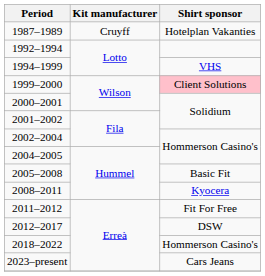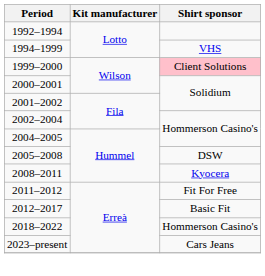- row: (37, 31)
(210, 173) Basic Fit -> (210, 155) DSW
(210, 226) DSW -> (210, 208) Basic Fit
